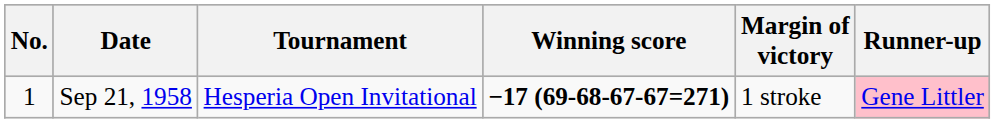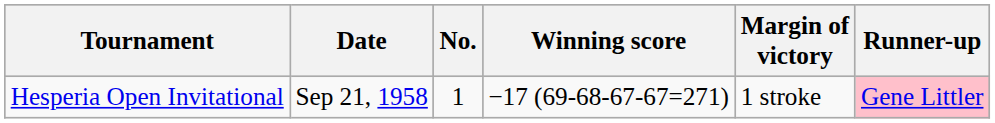columns swapped: (29, 40) <-> (340, 40)
(609, 96) bold -> (609, 96) normal
